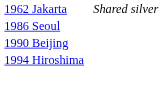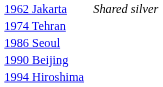+ row: (35, 26)
